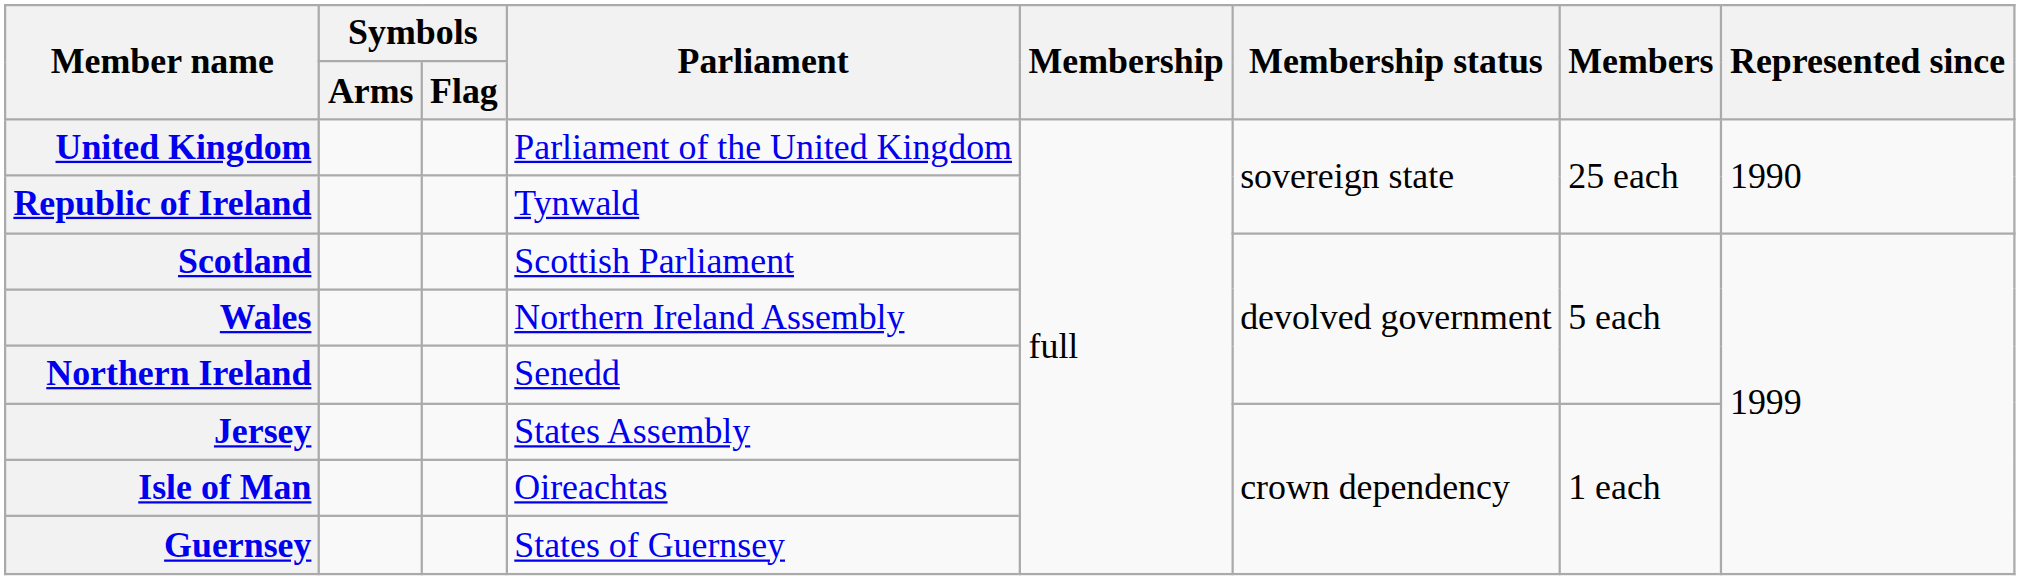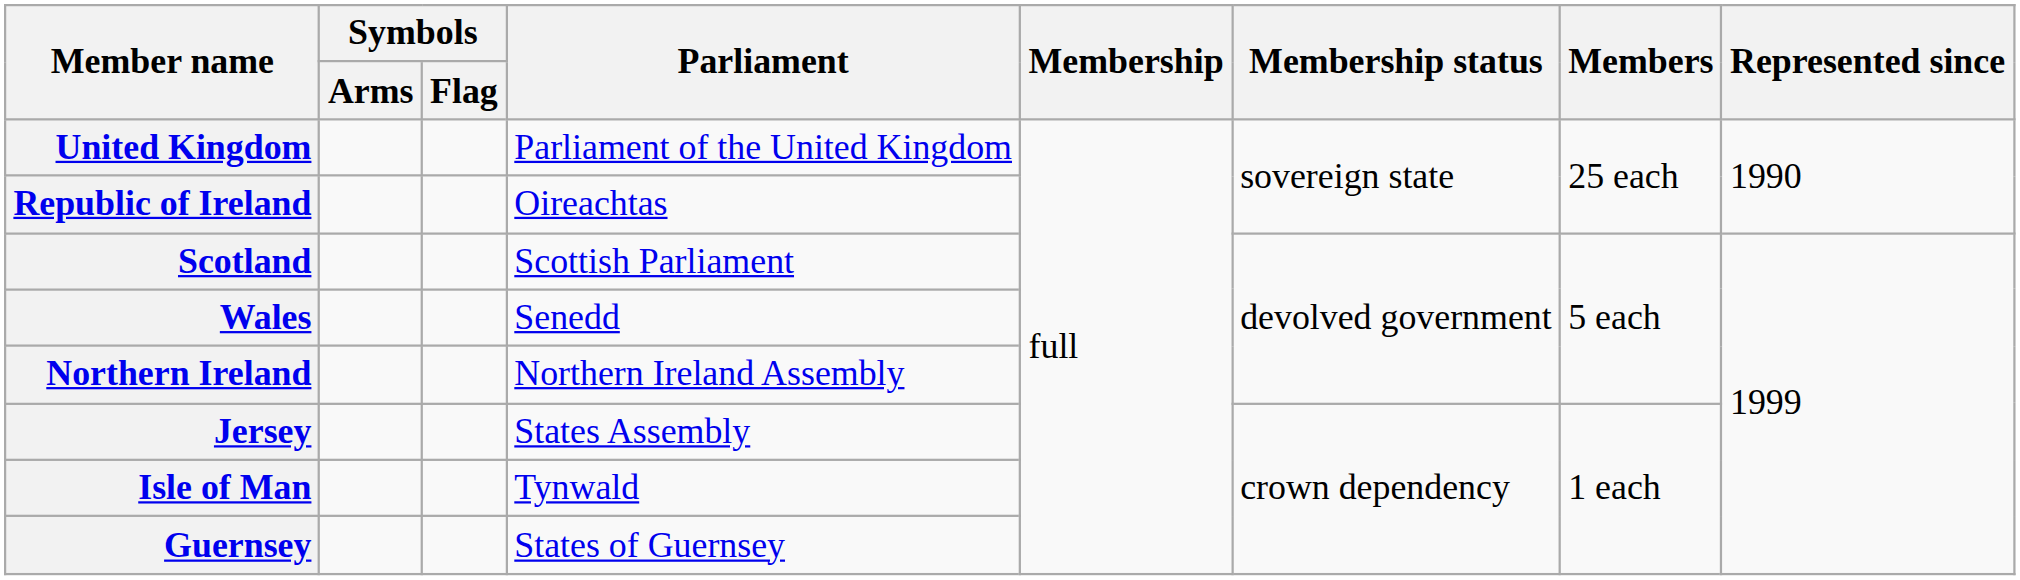(577, 203) Tynwald -> (591, 203) Oireachtas
(709, 317) Northern Ireland Assembly -> (567, 317) Senedd
(567, 373) Senedd -> (709, 373) Northern Ireland Assembly
(591, 487) Oireachtas -> (577, 487) Tynwald
